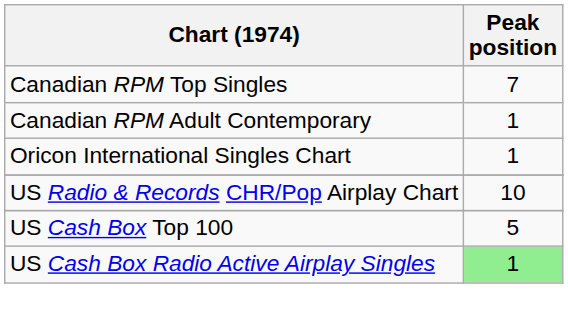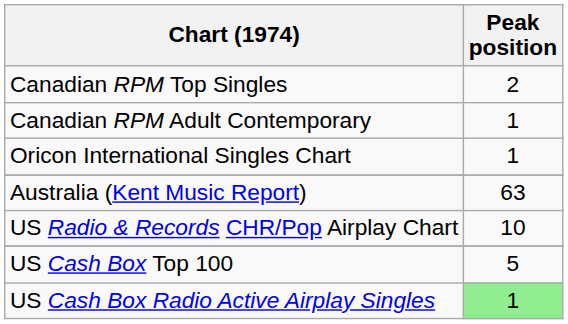(513, 84) 7 -> (513, 84) 2
+ row: (158, 192)
